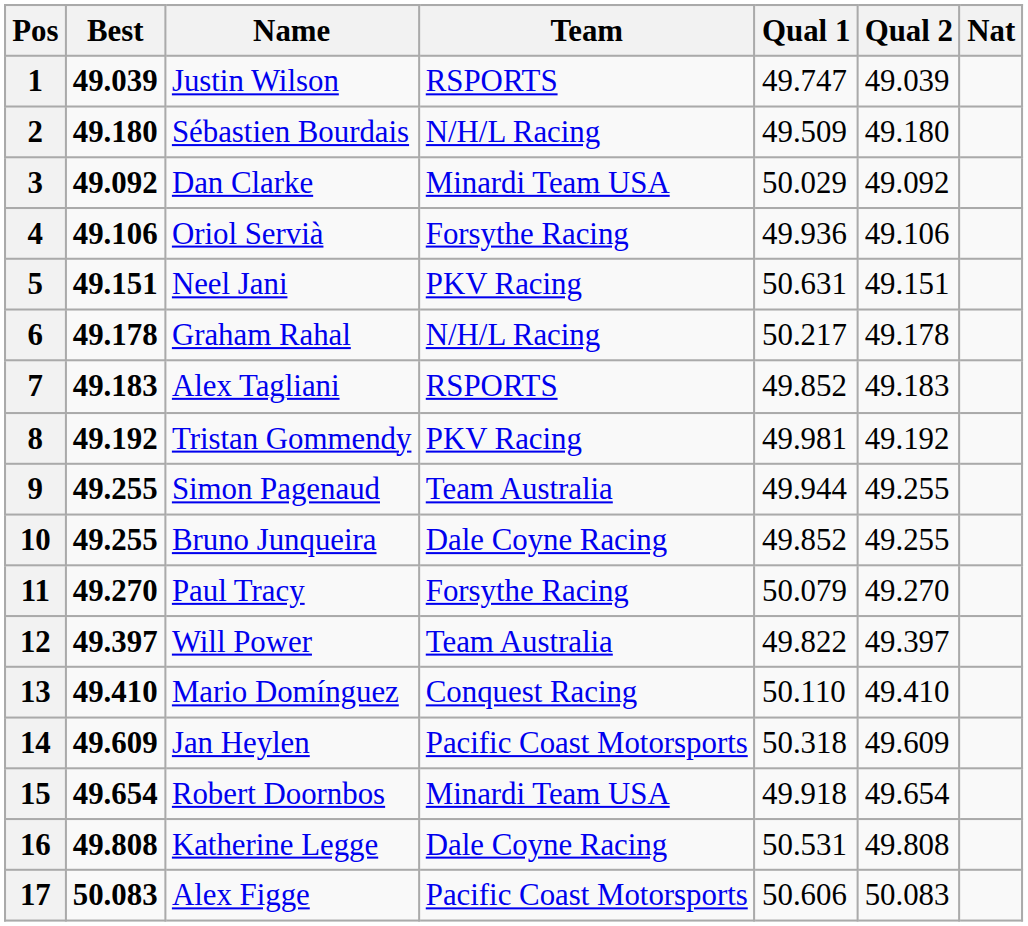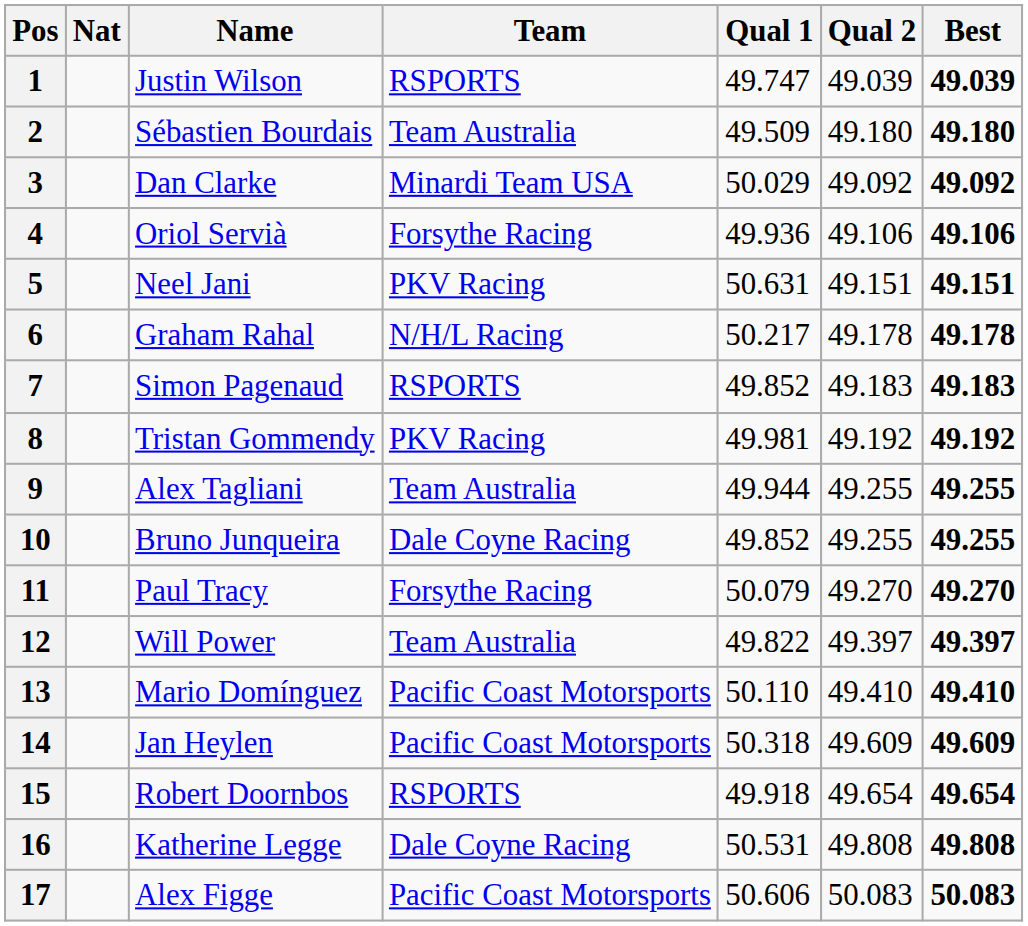columns swapped: (991, 30) <-> (115, 30)
(513, 131) N/H/L Racing -> (482, 131) Team Australia
(256, 386) Alex Tagliani -> (239, 386) Simon Pagenaud
(276, 488) Simon Pagenaud -> (219, 488) Alex Tagliani
(532, 691) Conquest Racing -> (550, 691) Pacific Coast Motorsports
(548, 793) Minardi Team USA -> (455, 793) RSPORTS
